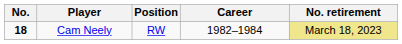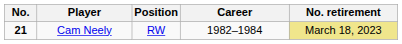(21, 30) 18 -> (21, 30) 21
